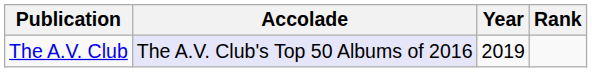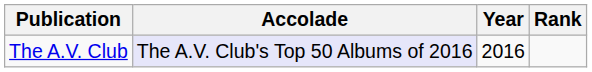(503, 50) 2019 -> (503, 50) 2016
